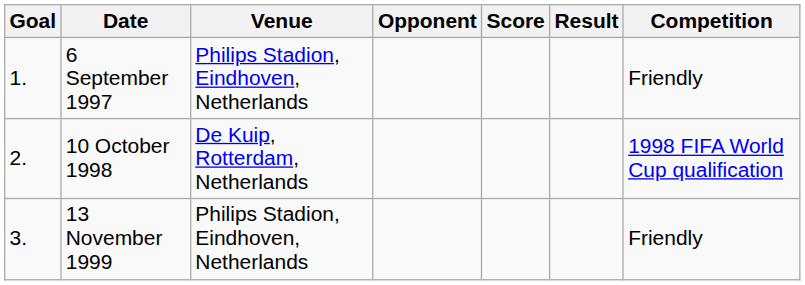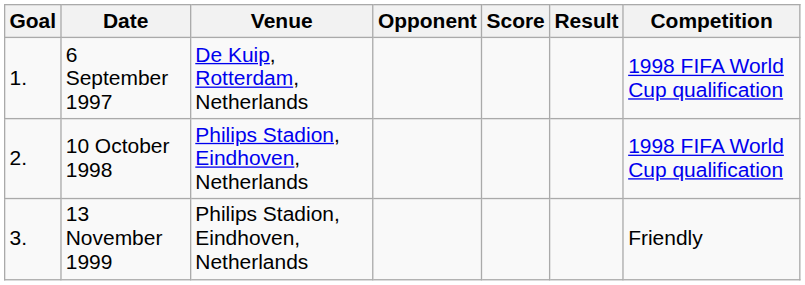(268, 77) Philips Stadion, Eindhoven, Netherlands -> (252, 77) De Kuip, Rotterdam, Netherlands
(665, 77) Friendly -> (706, 77) 1998 FIFA World Cup qualification
(252, 158) De Kuip, Rotterdam, Netherlands -> (268, 158) Philips Stadion, Eindhoven, Netherlands
